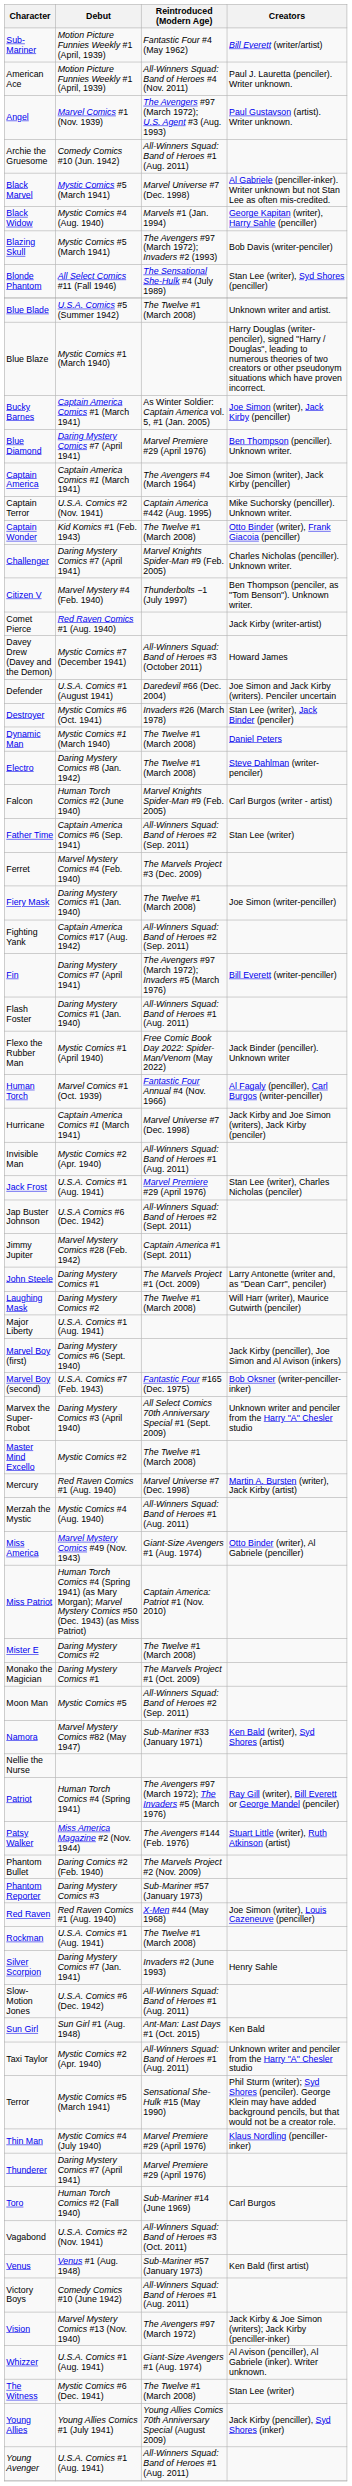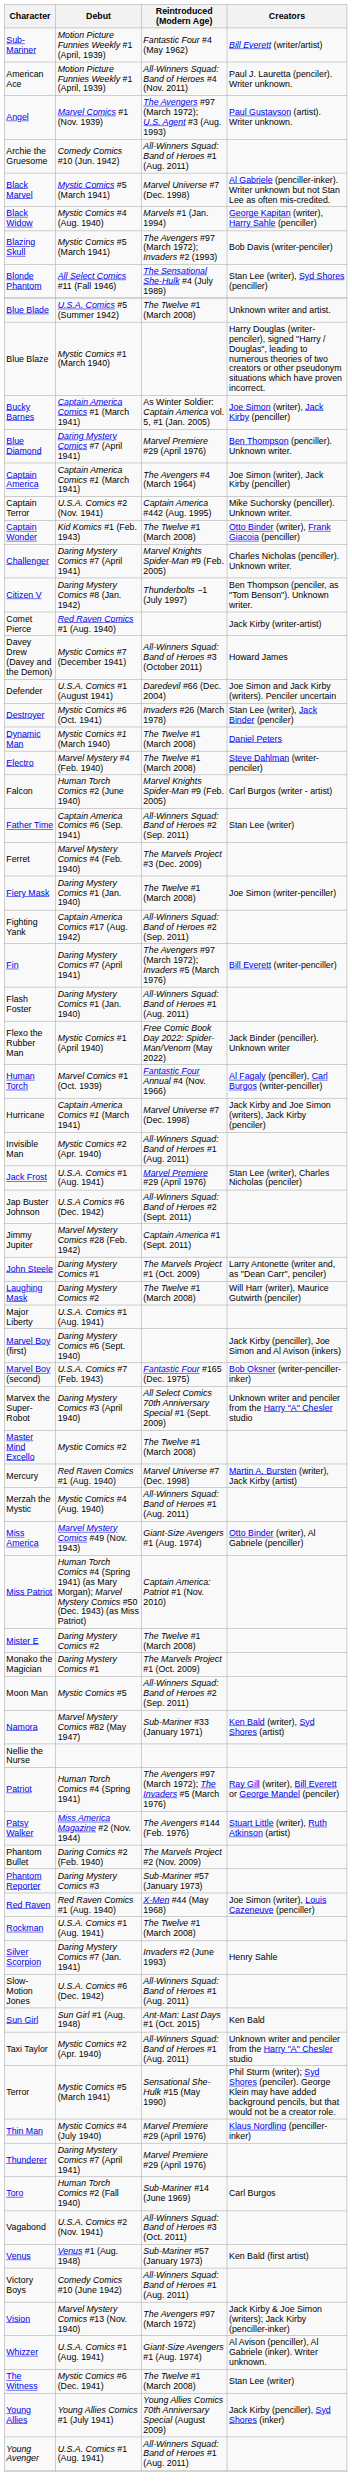(94, 595) Marvel Mystery #4 (Feb. 1940) -> (89, 595) Daring Mystery Comics #8 (Jan. 1942)
(89, 768) Daring Mystery Comics #8 (Jan. 1942) -> (94, 763) Marvel Mystery #4 (Feb. 1940)
